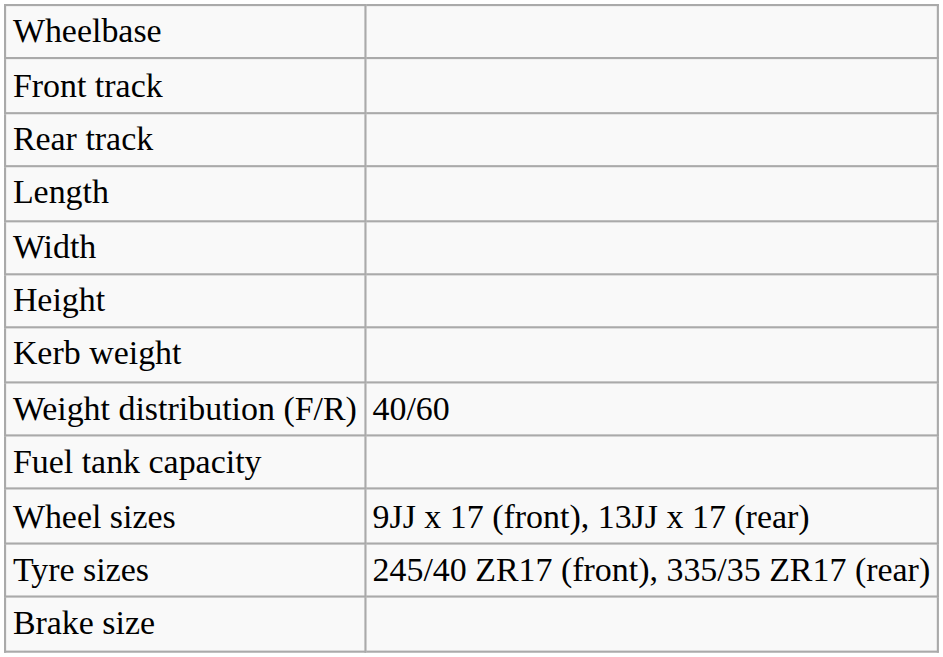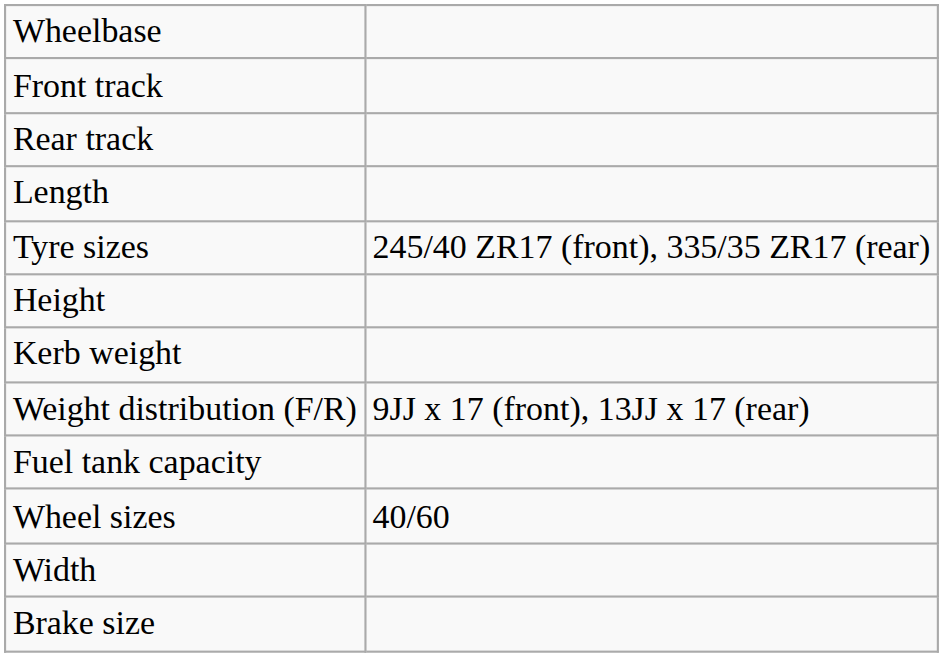rows swapped: (55, 246) <-> (81, 569)
(411, 407) 40/60 -> (591, 407) 9JJ x 17 (front), 13JJ x 17 (rear)
(591, 515) 9JJ x 17 (front), 13JJ x 17 (rear) -> (411, 515) 40/60
